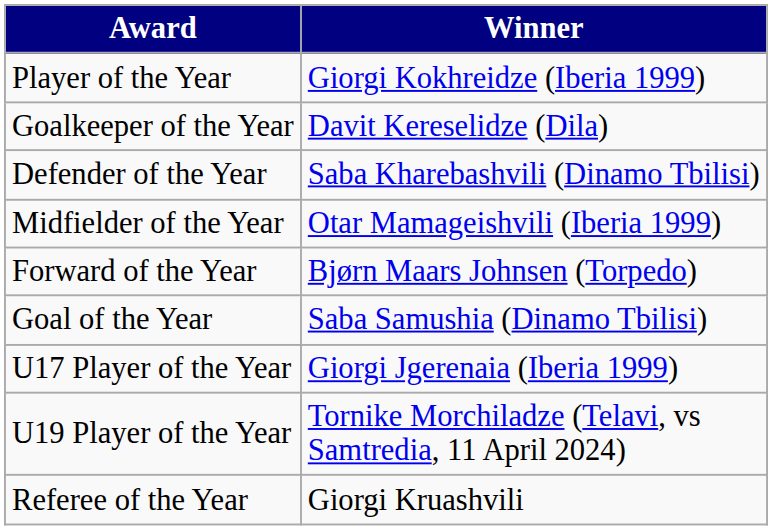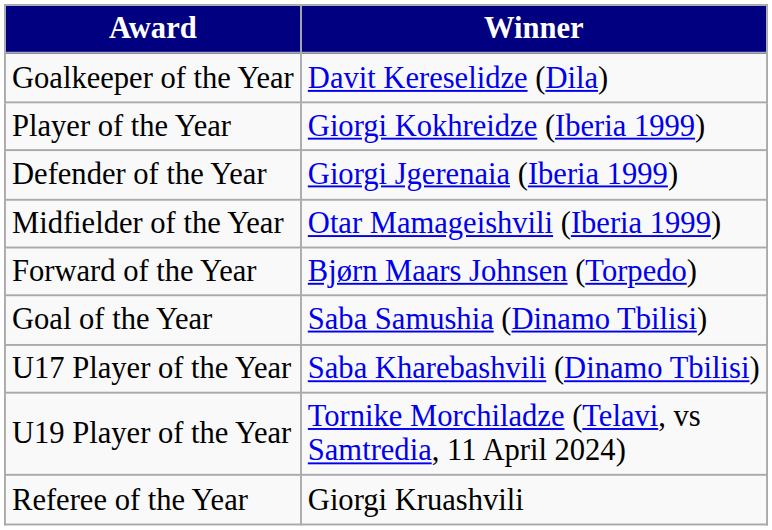rows swapped: (121, 77) <-> (153, 125)
(534, 174) Saba Kharebashvili (Dinamo Tbilisi) -> (493, 174) Giorgi Jgerenaia (Iberia 1999)
(493, 367) Giorgi Jgerenaia (Iberia 1999) -> (534, 367) Saba Kharebashvili (Dinamo Tbilisi)
